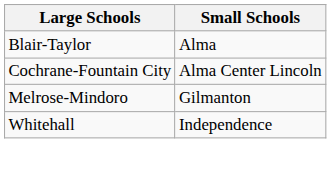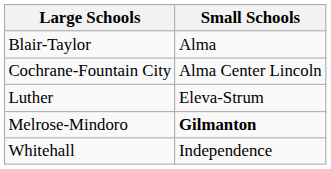+ row: (31, 97)
(215, 97) normal -> (218, 124) bold
